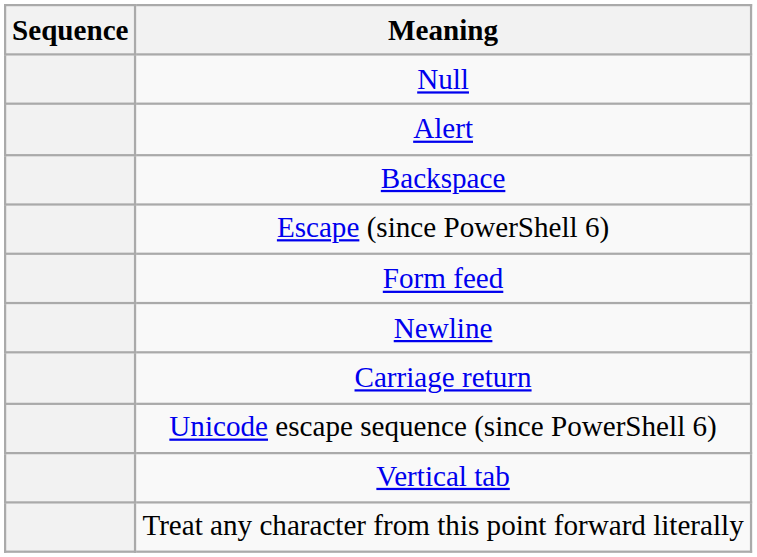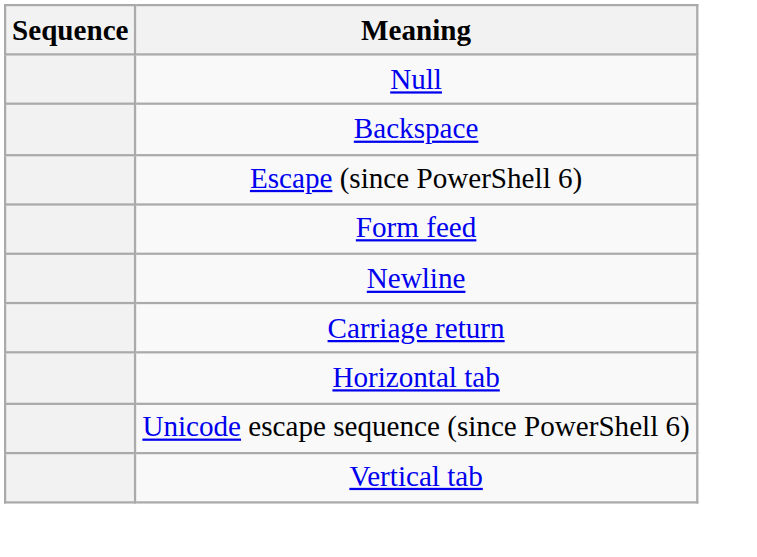- row: (443, 128)
+ row: (416, 377)
- row: (443, 526)
